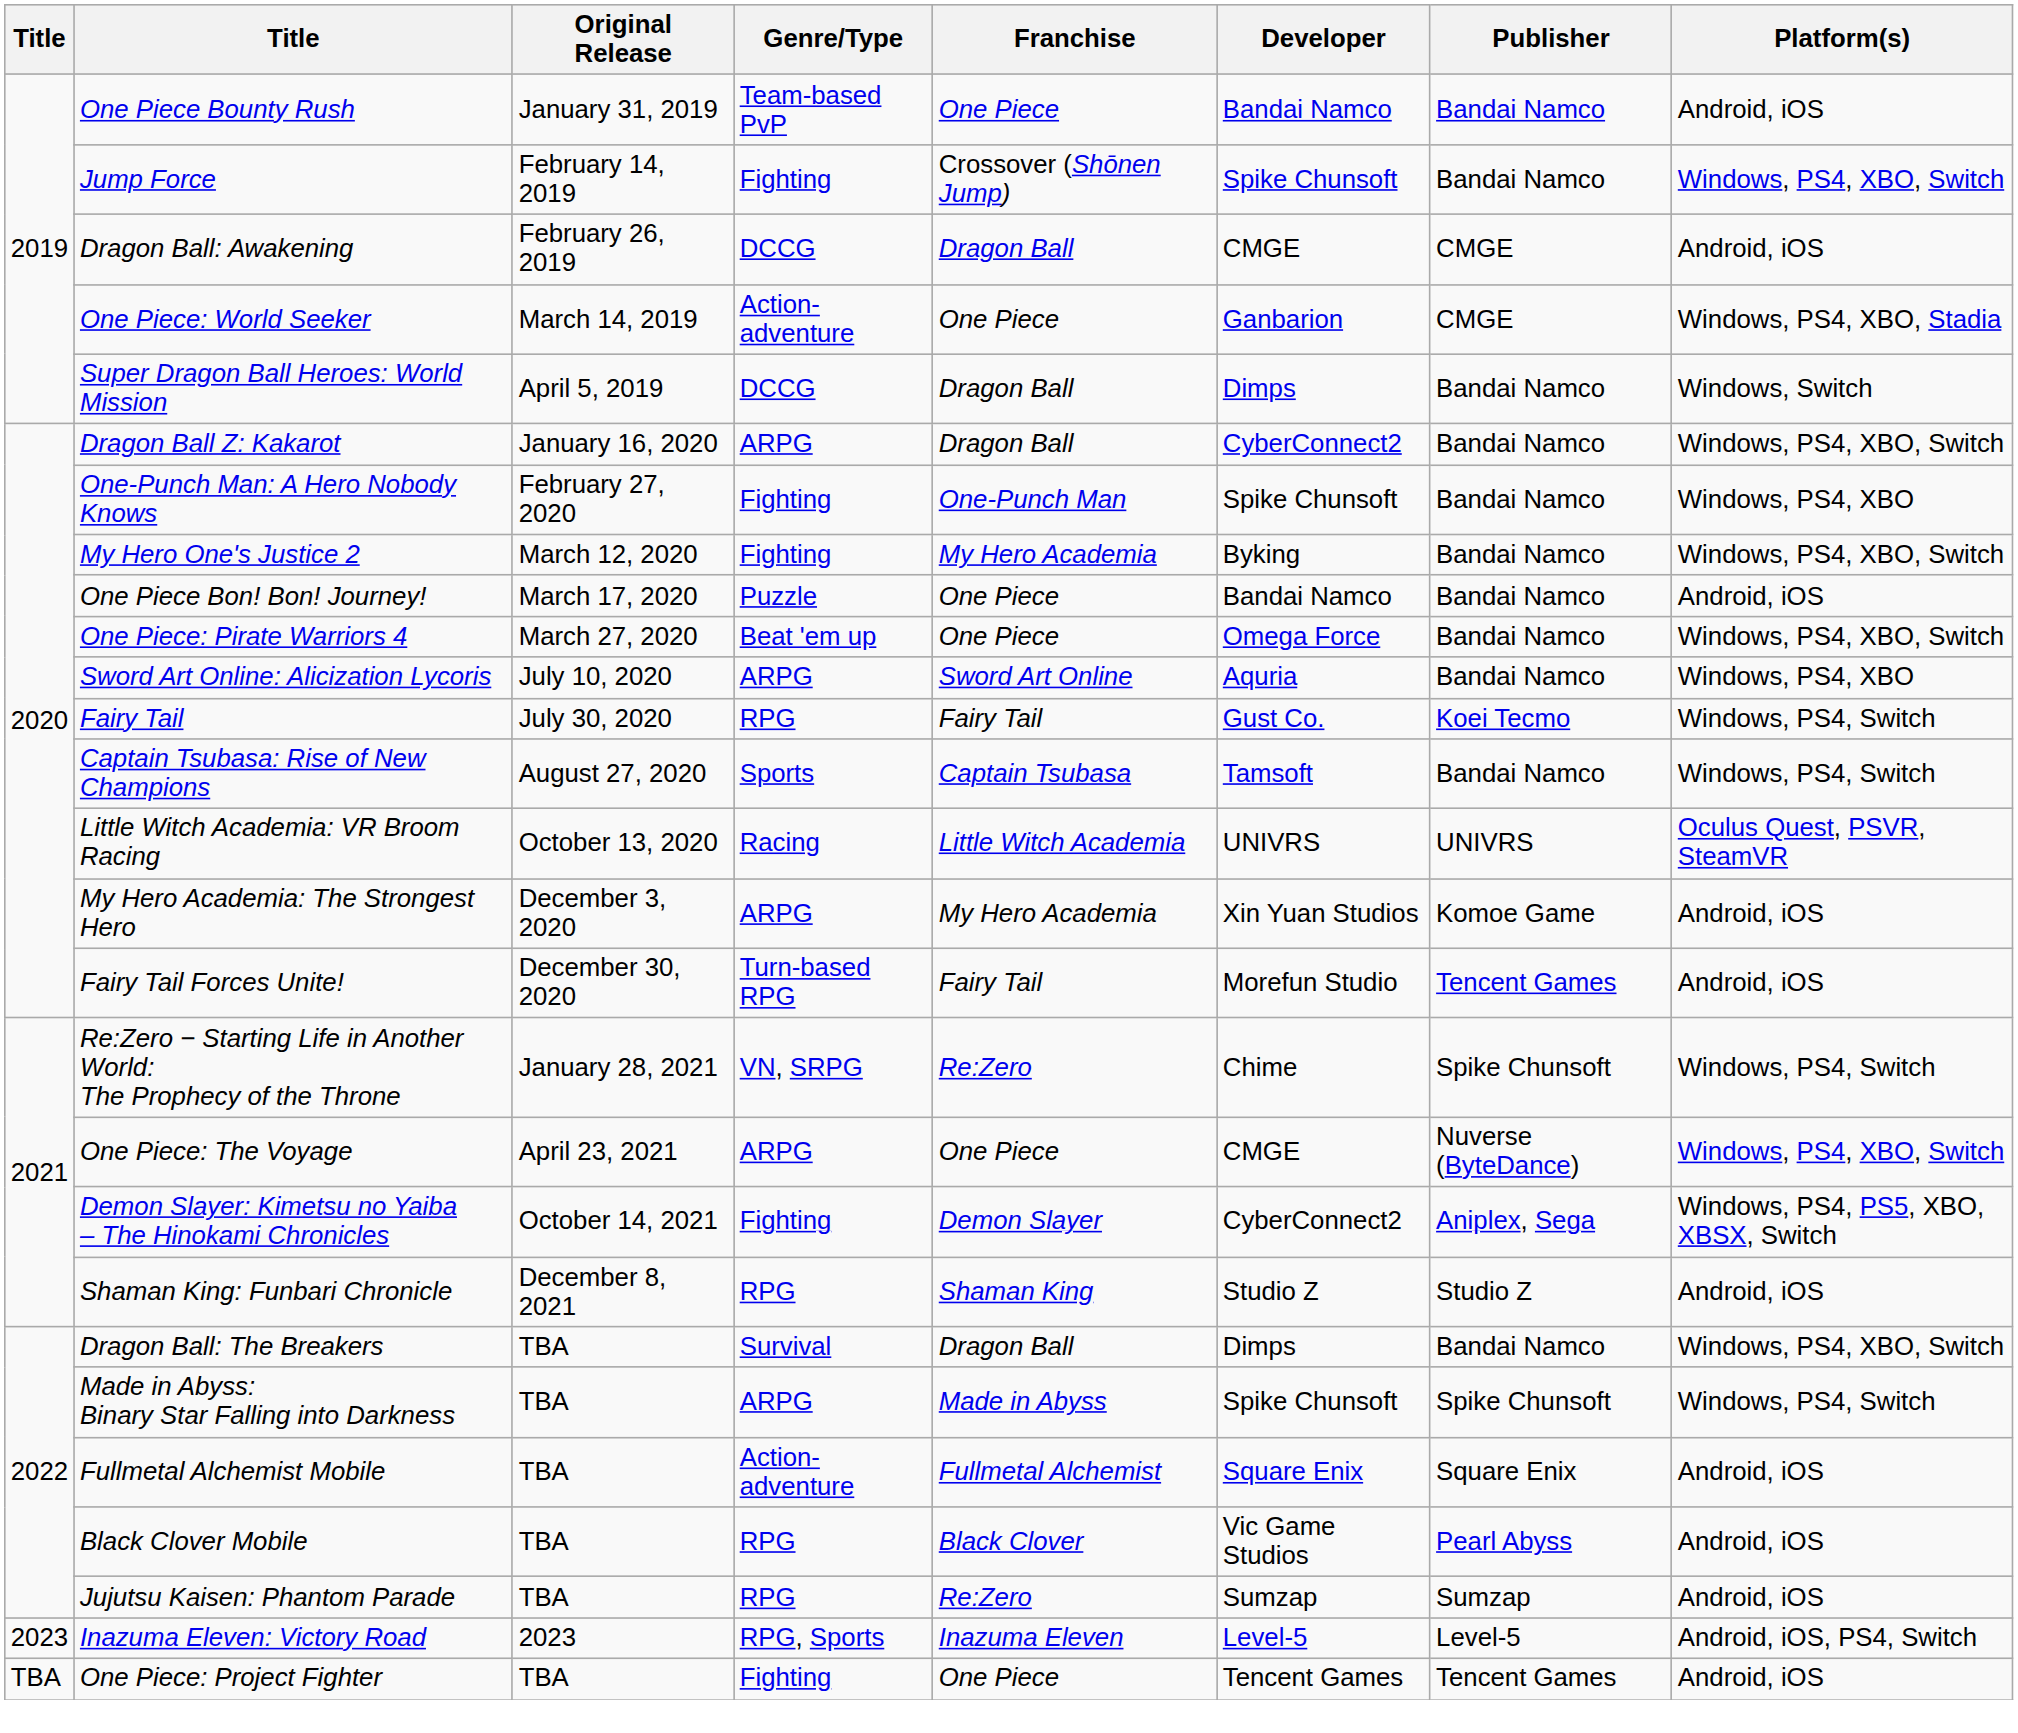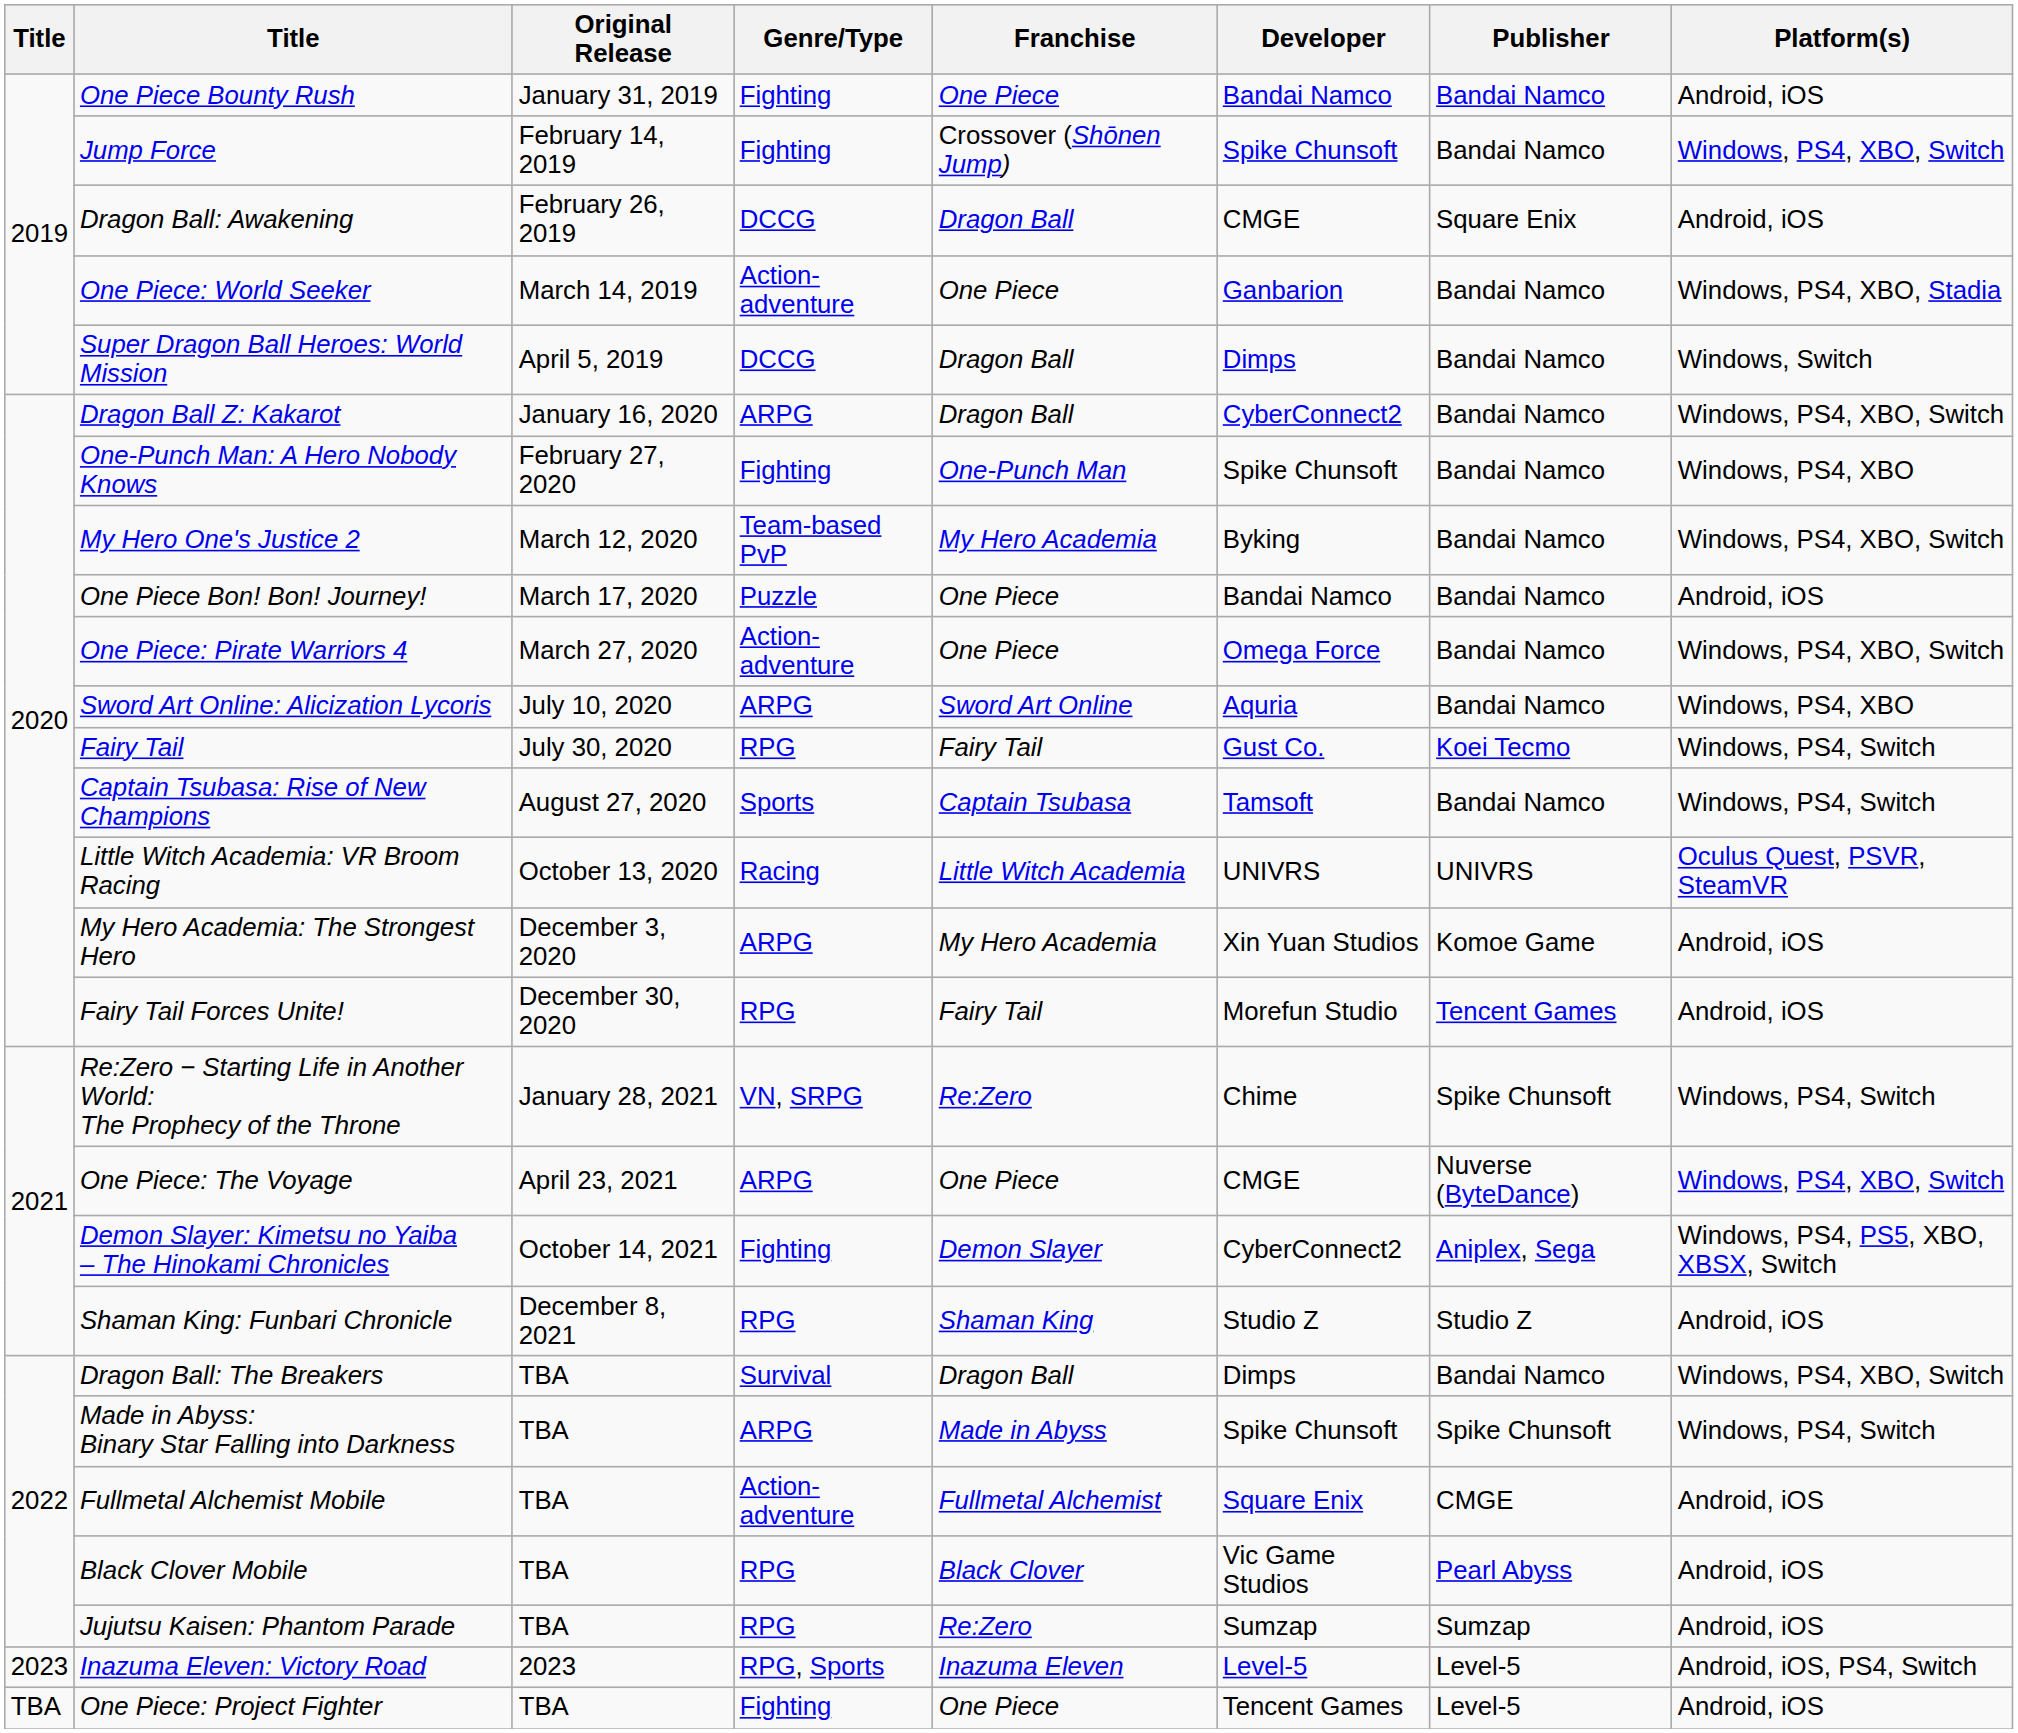(811, 109) Team-based PvP -> (786, 94) Fighting
(1475, 248) CMGE -> (1506, 219) Square Enix
(1475, 318) CMGE -> (1521, 289) Bandai Namco
(786, 554) Fighting -> (811, 540) Team-based PvP
(808, 636) Beat 'em up -> (797, 650) Action-adventure
(805, 982) Turn-based RPG -> (768, 1011) RPG
(1506, 1471) Square Enix -> (1475, 1500) CMGE
(1526, 1678) Tencent Games -> (1478, 1707) Level-5
